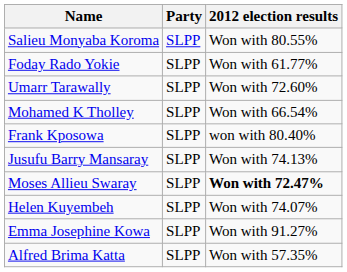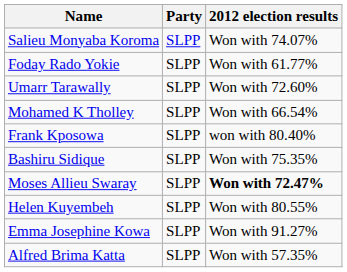(263, 40) Won with 80.55% -> (263, 40) Won with 74.07%
+ row: (56, 159)
- row: (78, 159)
(263, 207) Won with 74.07% -> (263, 207) Won with 80.55%
